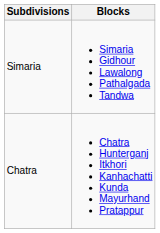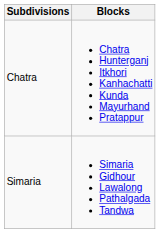rows swapped: (22, 171) <-> (24, 66)
